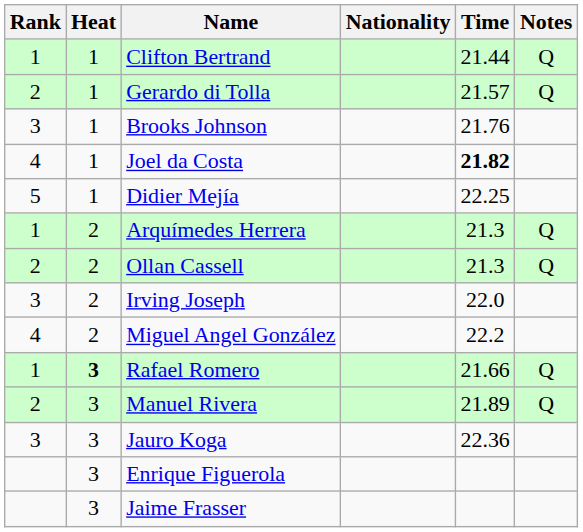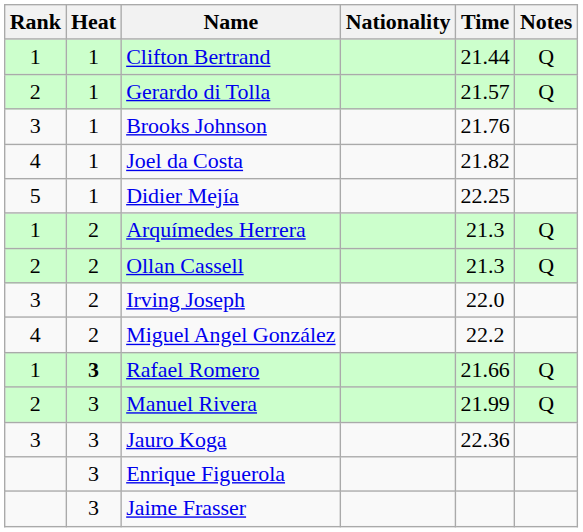(485, 160) bold -> (485, 160) normal
(485, 404) 21.89 -> (485, 404) 21.99
